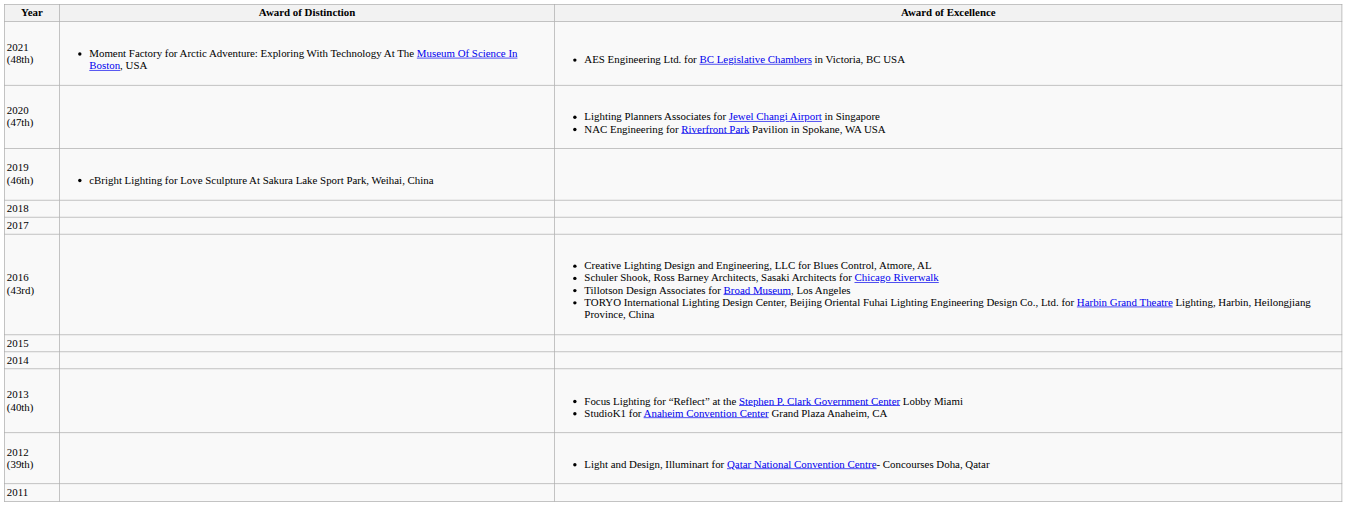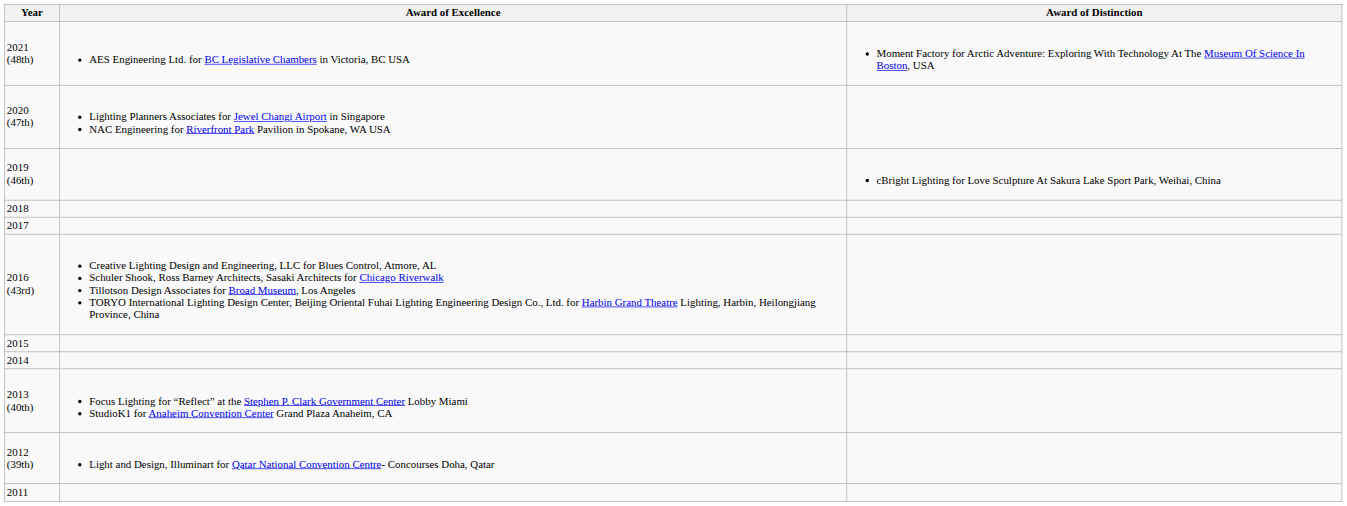columns swapped: (307, 13) <-> (948, 13)
